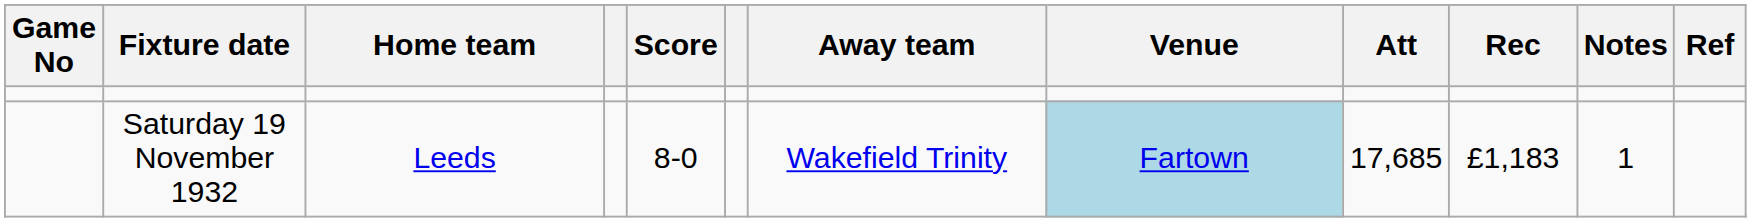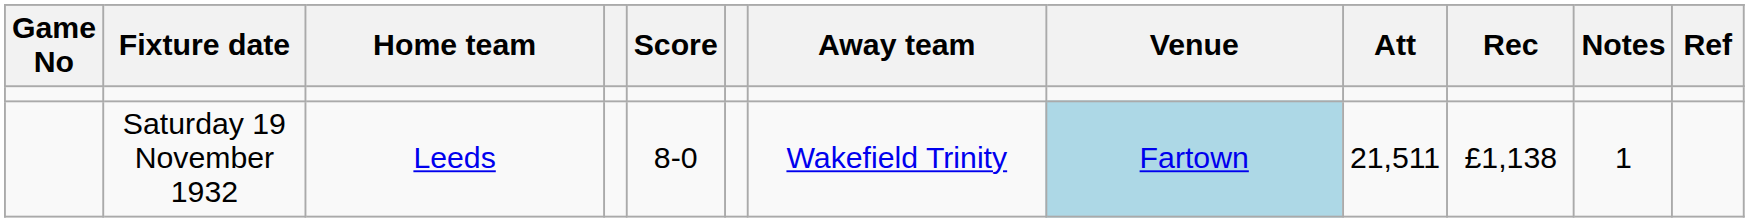(1396, 158) 17,685 -> (1395, 158) 21,511
(1513, 158) £1,183 -> (1511, 158) £1,138
